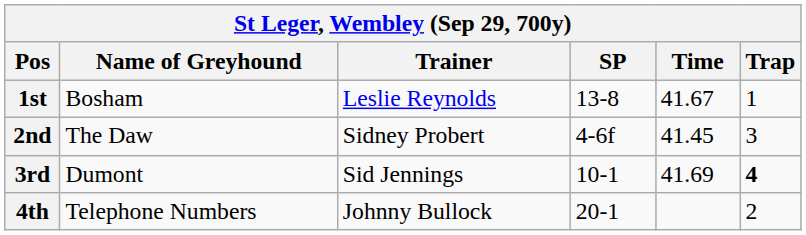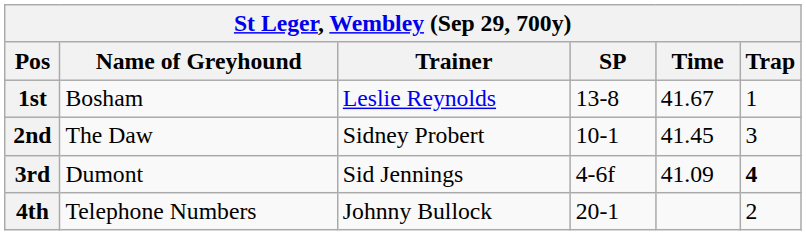(595, 135) 4-6f -> (597, 135) 10-1
(597, 173) 10-1 -> (595, 173) 4-6f
(687, 173) 41.69 -> (687, 173) 41.09
